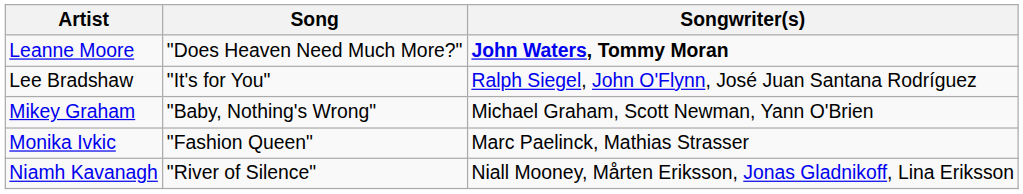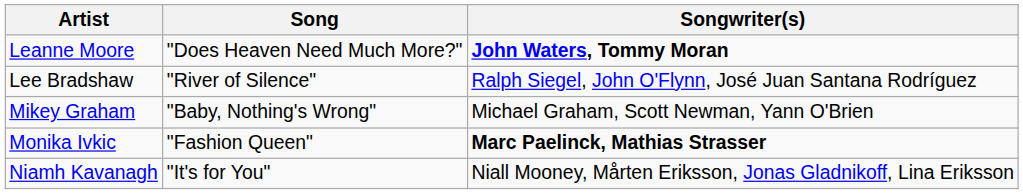(219, 81) "It's for You" -> (241, 81) "River of Silence"
(610, 142) normal -> (619, 142) bold
(241, 173) "River of Silence" -> (219, 173) "It's for You"
